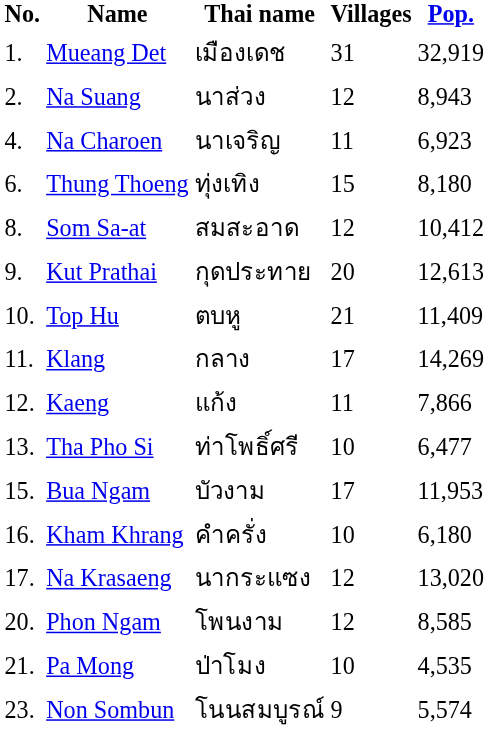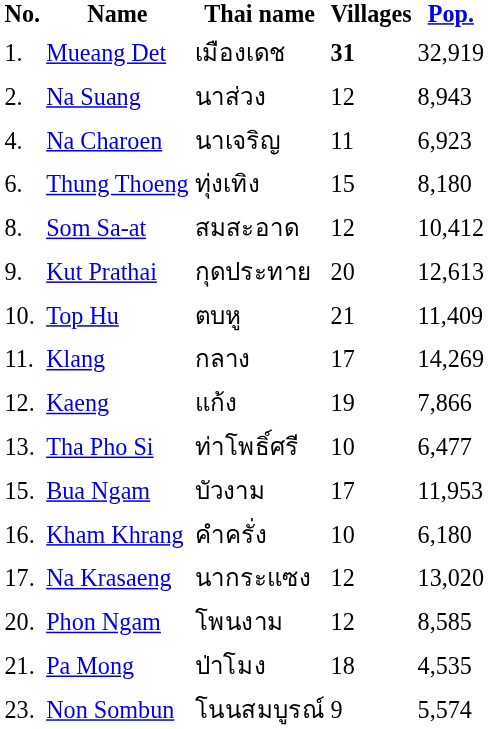(343, 52) normal -> (343, 52) bold
(342, 402) 11 -> (343, 402) 19
(343, 665) 10 -> (343, 665) 18
